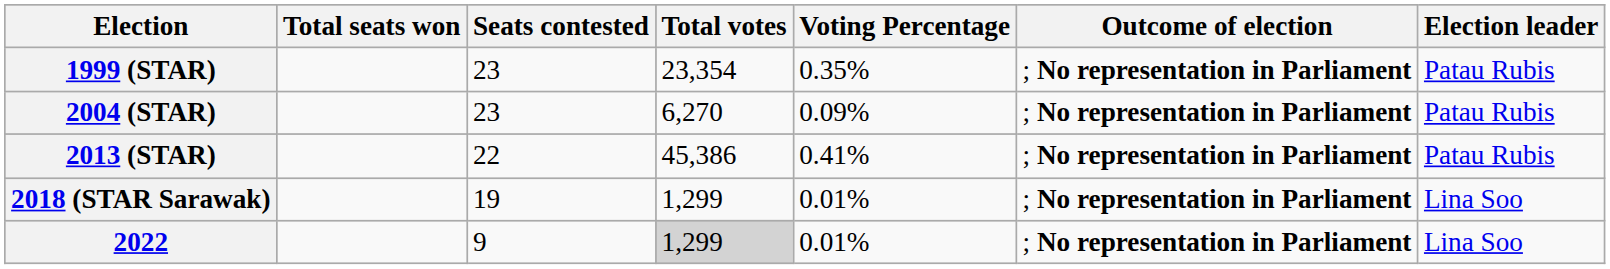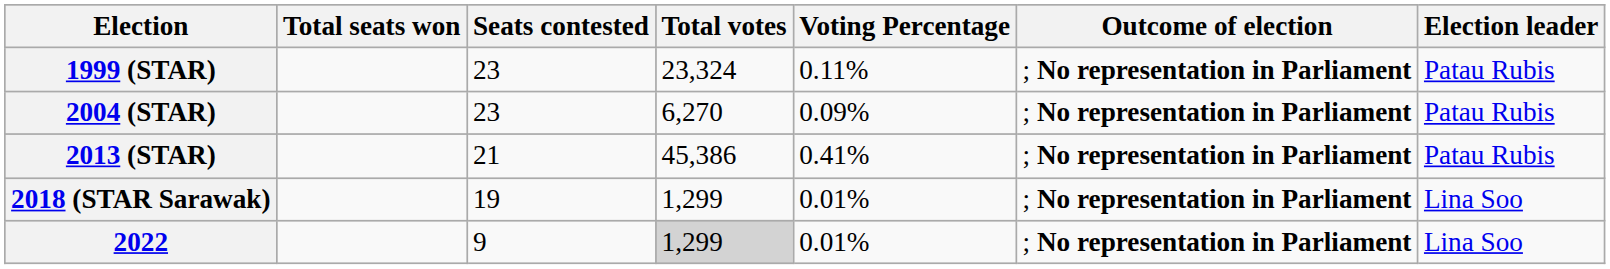(699, 69) 23,354 -> (699, 69) 23,324
(834, 69) 0.35% -> (834, 69) 0.11%
(487, 155) 22 -> (487, 155) 21
